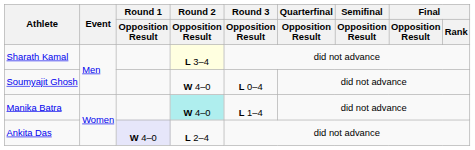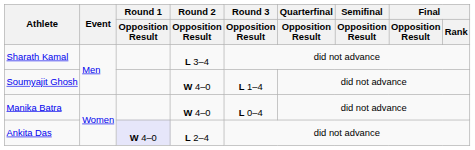(197, 62) lightyellow background -> (197, 62) no background
(251, 88) L 0–4 -> (251, 88) L 1–4
(197, 113) paleturquoise background -> (197, 113) no background
(251, 113) L 1–4 -> (251, 113) L 0–4
